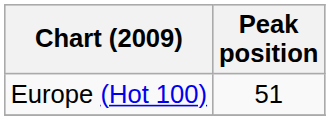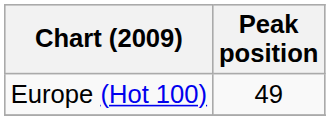(269, 94) 51 -> (269, 94) 49
